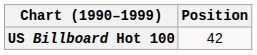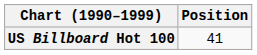(215, 39) 42 -> (215, 39) 41
